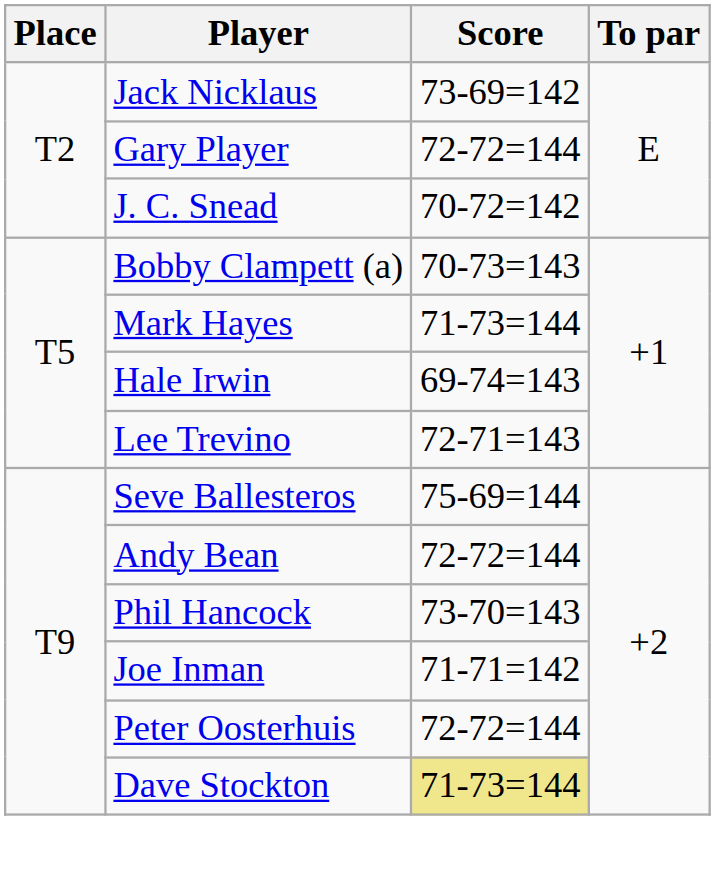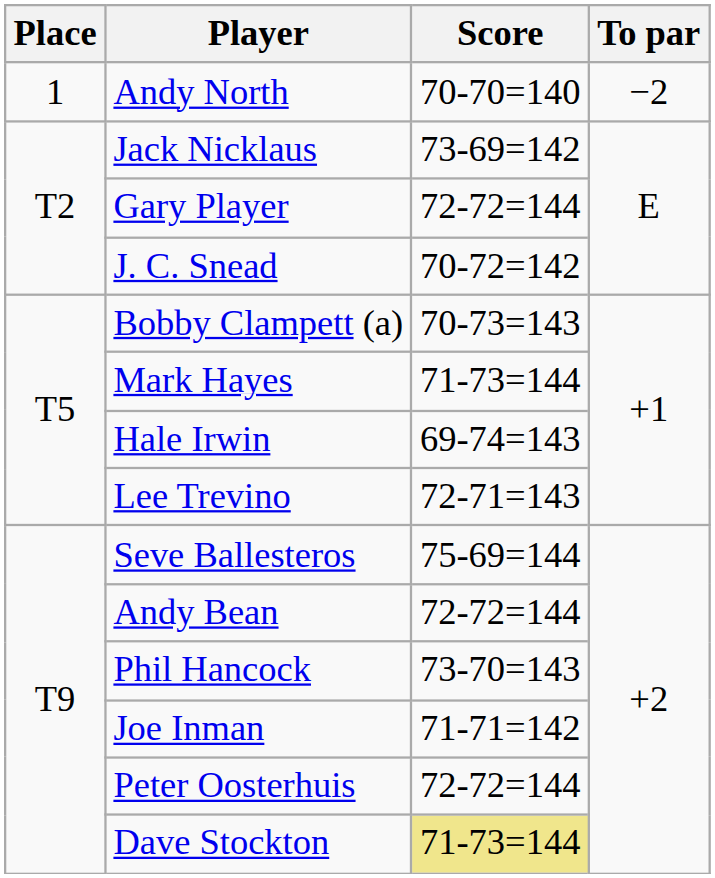+ row: (201, 91)
